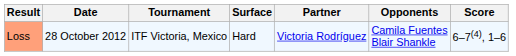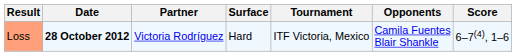columns swapped: (179, 13) <-> (322, 13)
(86, 36) normal -> (87, 36) bold
